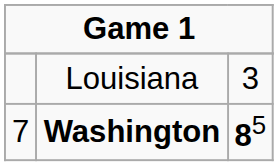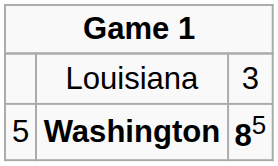(21, 131) 7 -> (21, 131) 5
